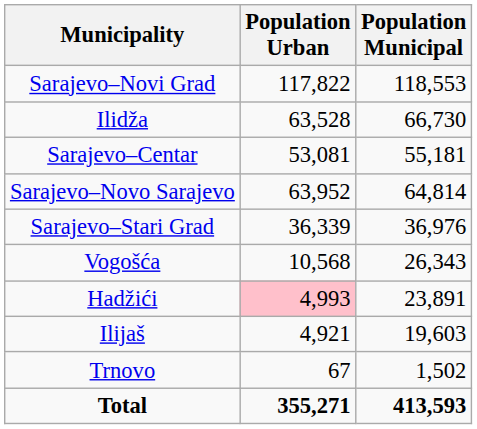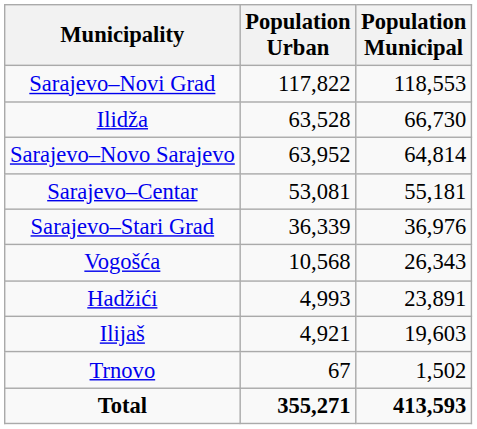rows swapped: (122, 190) <-> (122, 155)
(325, 298) pink background -> (325, 298) no background
